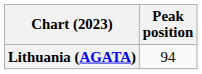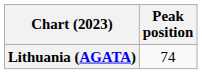(168, 56) 94 -> (168, 56) 74
